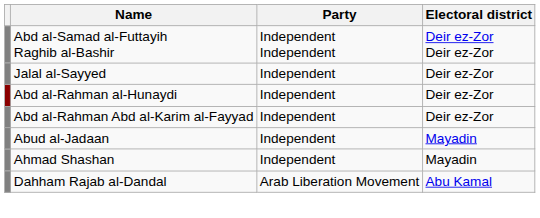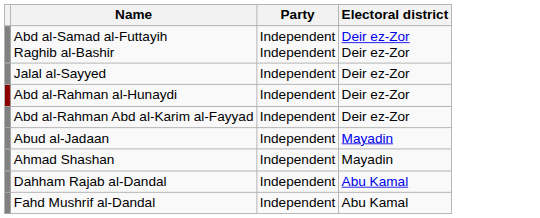(339, 181) Arab Liberation Movement -> (298, 181) Independent
+ row: (85, 203)
